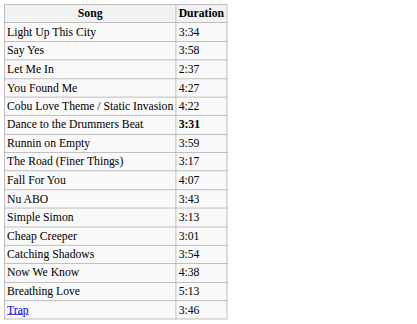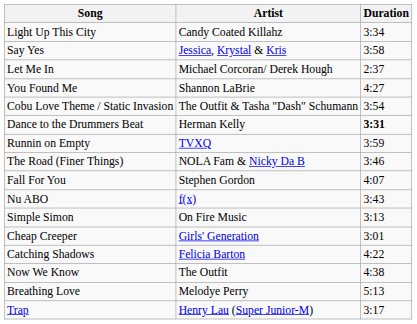+ column: (268, 13)
(189, 106) 4:22 -> (374, 106) 3:54
(189, 161) 3:17 -> (374, 161) 3:46
(189, 254) 3:54 -> (374, 254) 4:22
(189, 310) 3:46 -> (374, 310) 3:17
